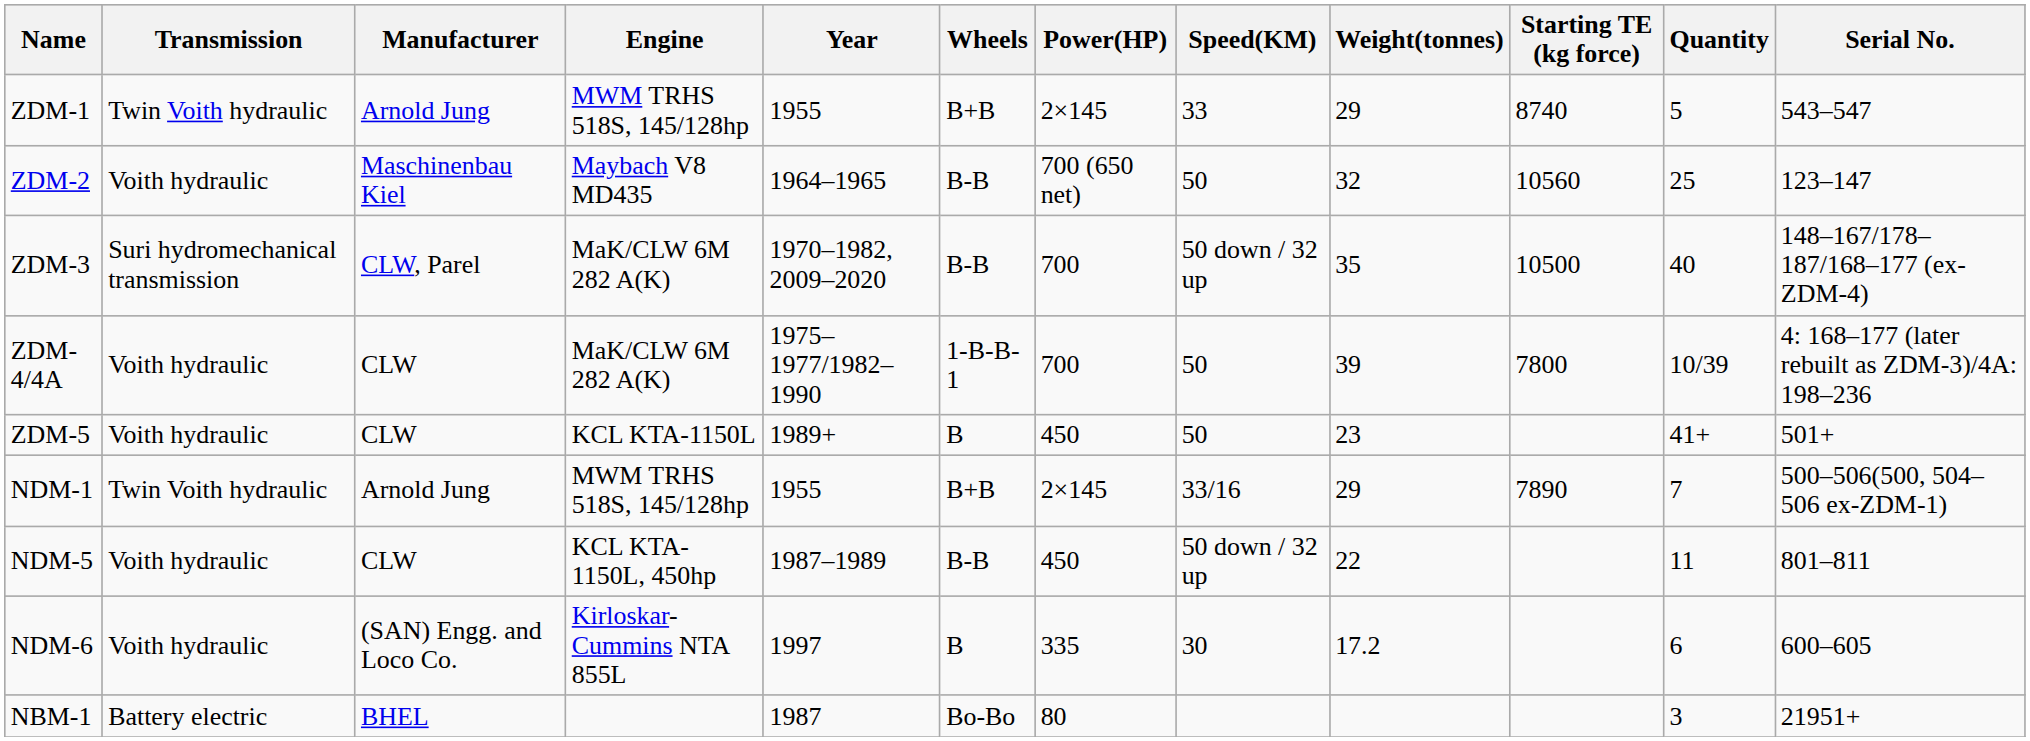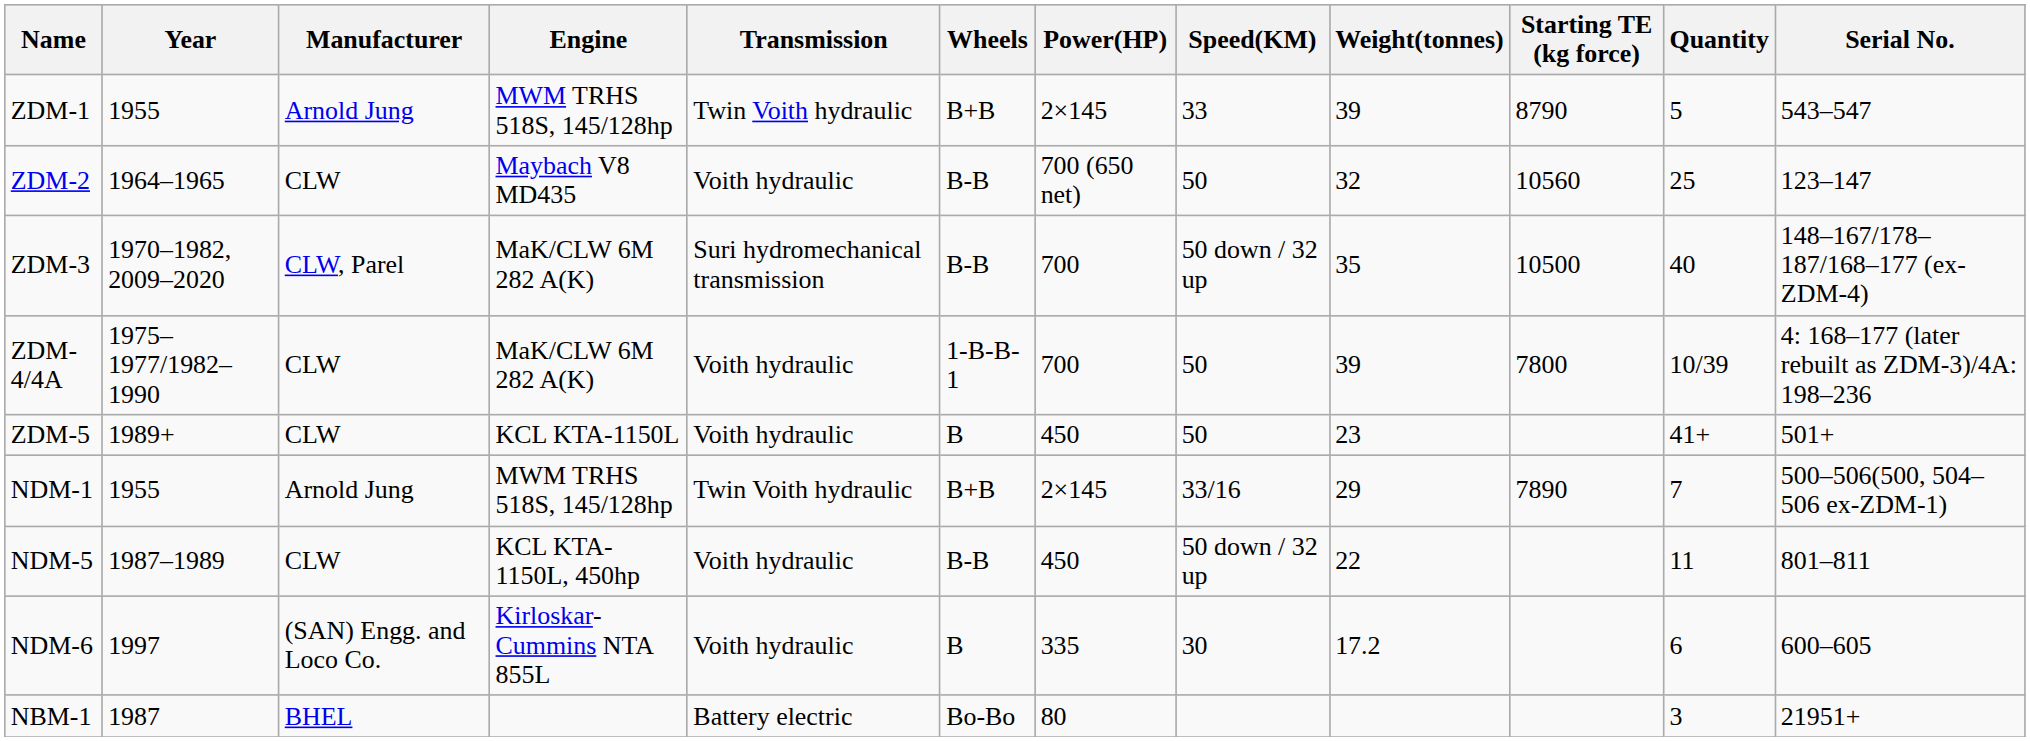columns swapped: (852, 39) <-> (229, 39)
(1348, 109) 29 -> (1348, 109) 39
(1542, 109) 8740 -> (1542, 109) 8790
(437, 180) Maschinenbau Kiel -> (313, 180) CLW
